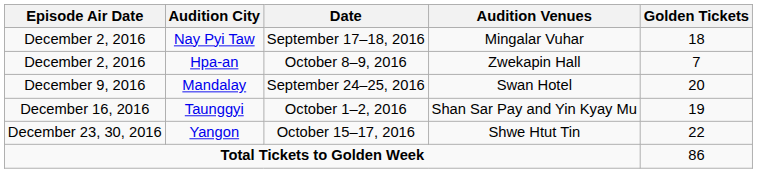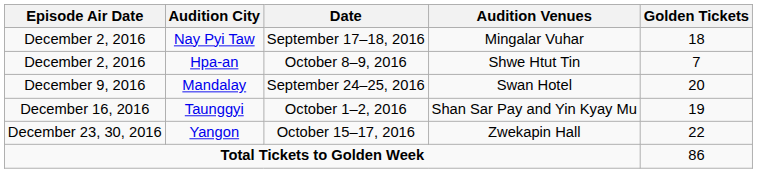(534, 62) Zwekapin Hall -> (534, 62) Shwe Htut Tin
(534, 132) Shwe Htut Tin -> (534, 132) Zwekapin Hall
